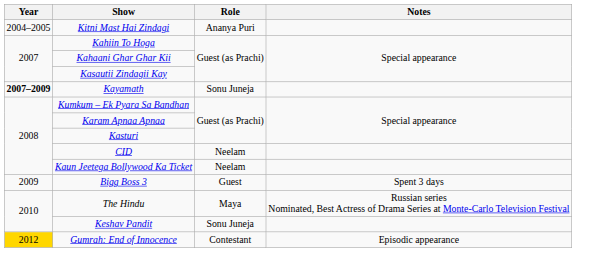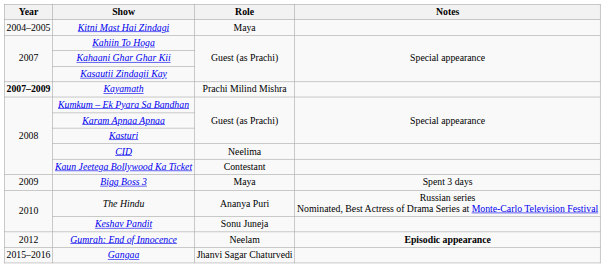(230, 27) Ananya Puri -> (245, 27) Maya
(230, 89) Sonu Juneja -> (245, 89) Prachi Milind Mishra
(230, 151) Neelam -> (245, 151) Neelima
(230, 167) Neelam -> (245, 167) Contestant
(230, 182) Guest -> (245, 182) Maya
(230, 203) Maya -> (245, 203) Ananya Puri
(29, 239) gold background -> (29, 239) no background
(230, 239) Contestant -> (245, 239) Neelam
(419, 239) normal -> (448, 239) bold
+ row: (124, 255)
